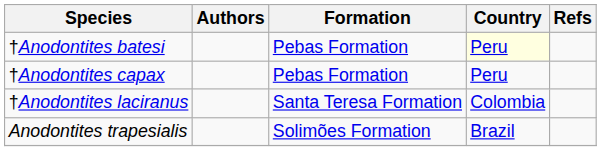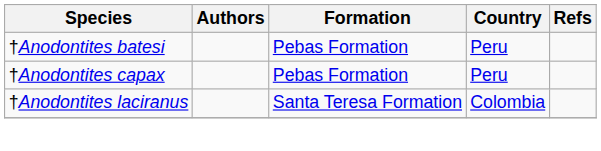(489, 46) lightyellow background -> (489, 46) no background
- row: (98, 131)
